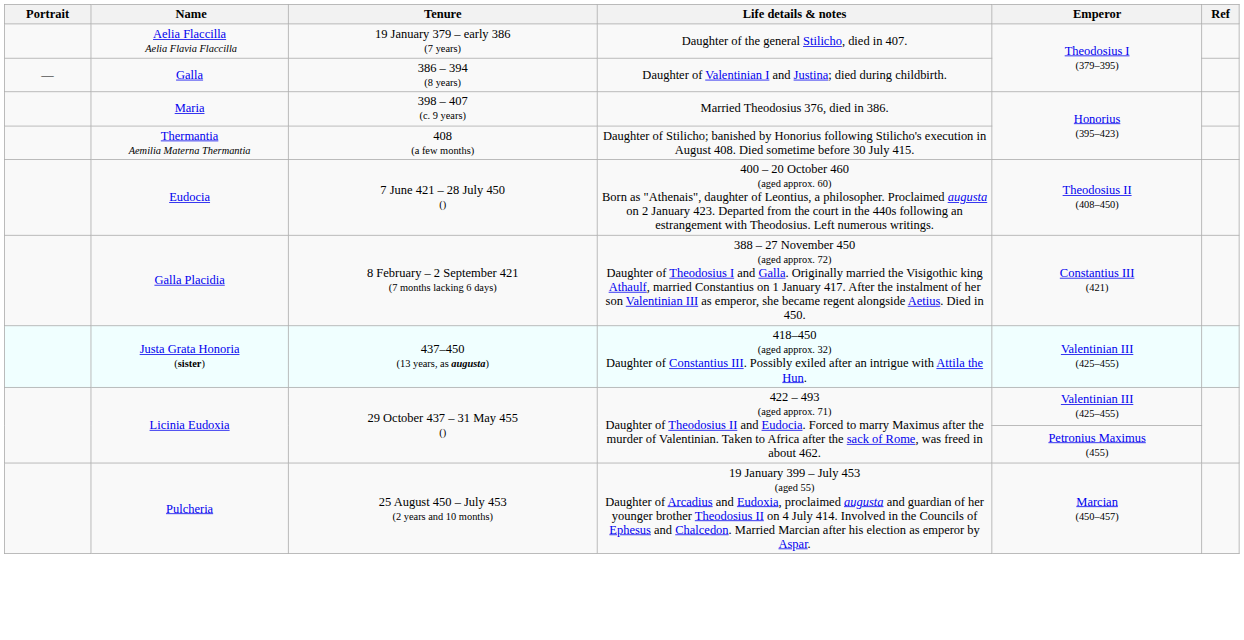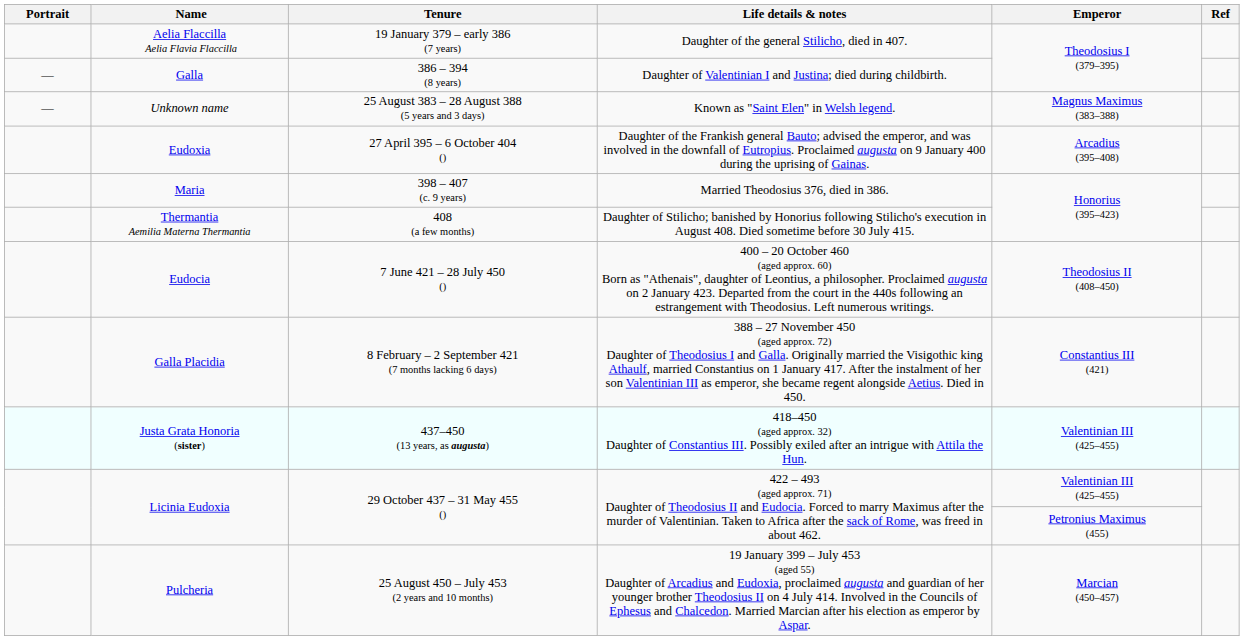+ row: (190, 108)
+ row: (190, 149)
